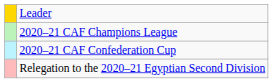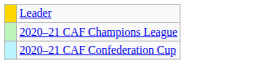- row: (142, 68)
